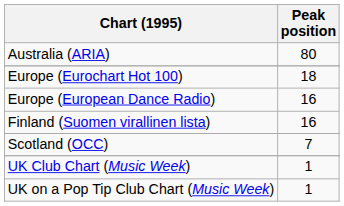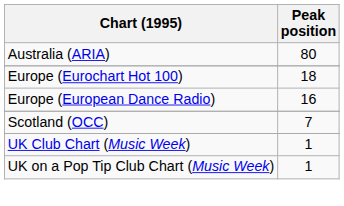- row: (109, 122)
